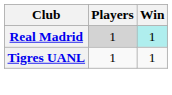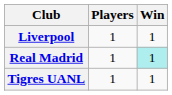+ row: (46, 36)
(113, 36) lightgrey background -> (113, 57) no background
